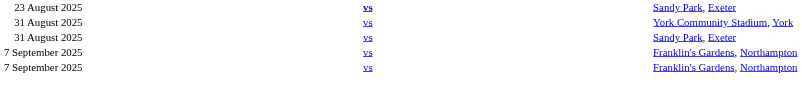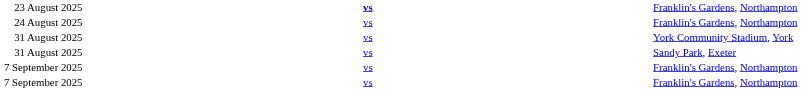(695, 7) Sandy Park, Exeter -> (725, 7) Franklin's Gardens, Northampton
+ row: (48, 22)
